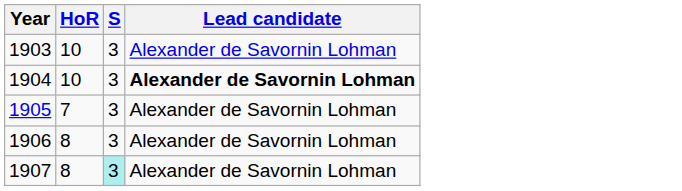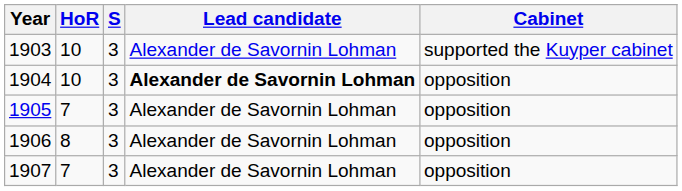+ column: (548, 19)
(65, 170) 8 -> (65, 170) 7
(113, 170) paleturquoise background -> (113, 170) no background
